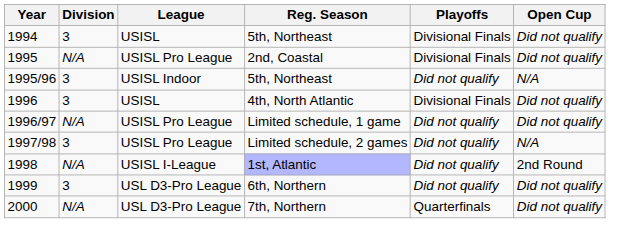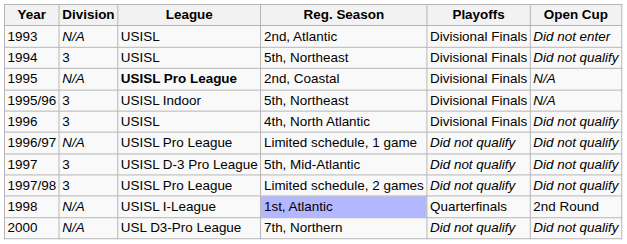+ row: (22, 36)
(177, 57) normal -> (179, 79) bold
(559, 57) Did not qualify -> (545, 79) N/A
(456, 79) Did not qualify -> (479, 100) Divisional Finals
+ row: (22, 164)
(528, 143) N/A -> (576, 185) Did not qualify
(456, 164) Did not qualify -> (468, 206) Quarterfinals
- row: (22, 185)
(452, 206) Quarterfinals -> (473, 228) Did not qualify
